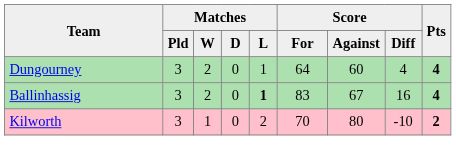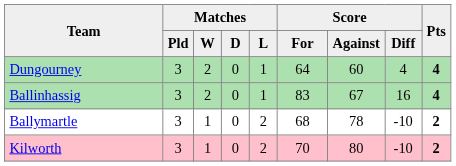(263, 95) bold -> (263, 95) normal
+ row: (43, 121)
